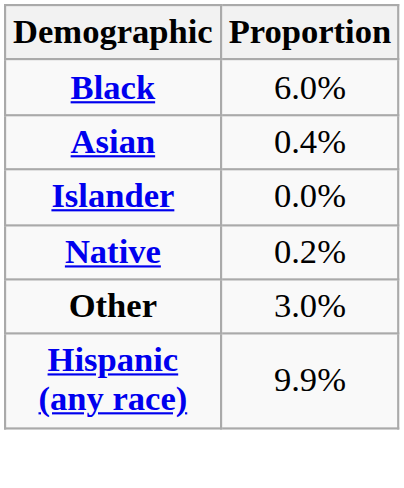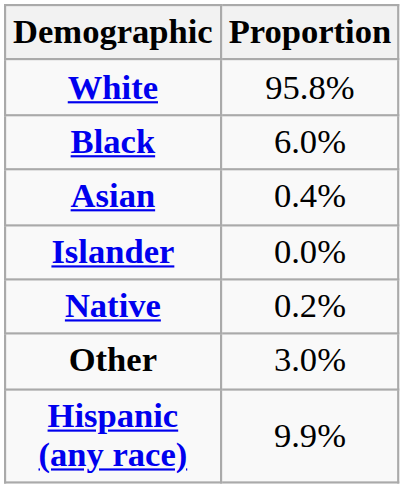+ row: (113, 86)
